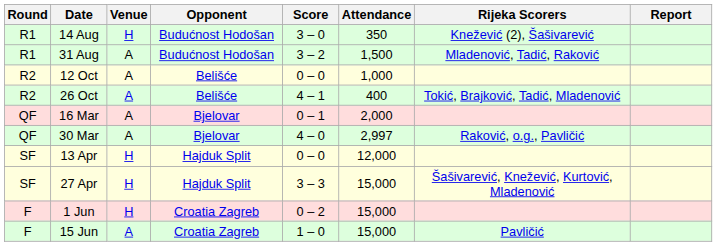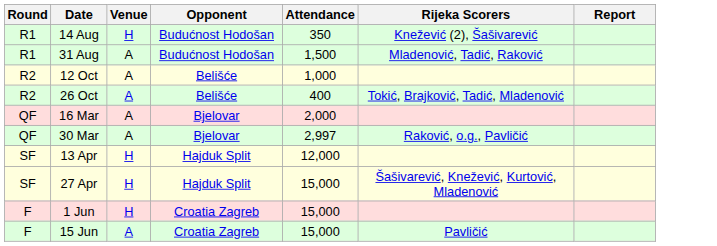- column: (311, 15)
